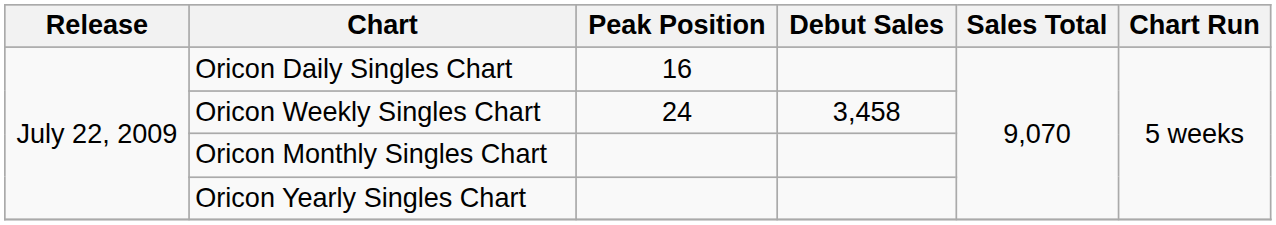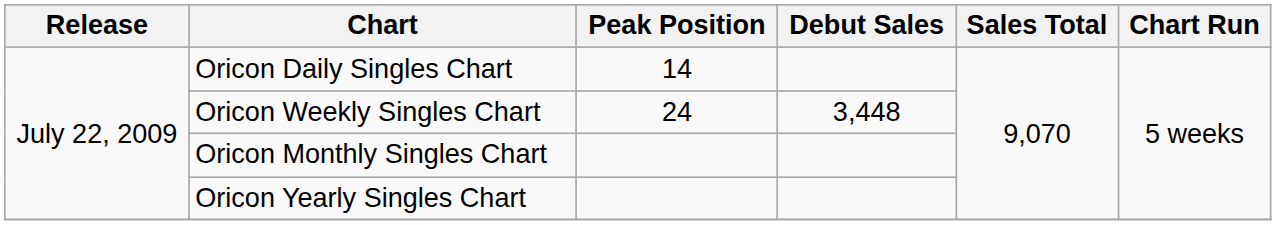(677, 68) 16 -> (677, 68) 14
(867, 111) 3,458 -> (867, 111) 3,448
